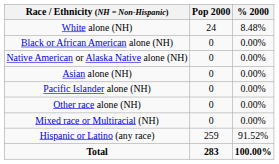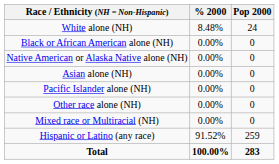columns swapped: (211, 12) <-> (253, 12)
